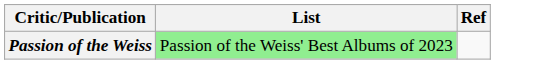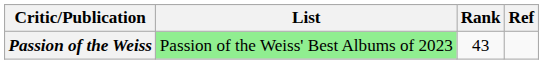+ column: (481, 18)
